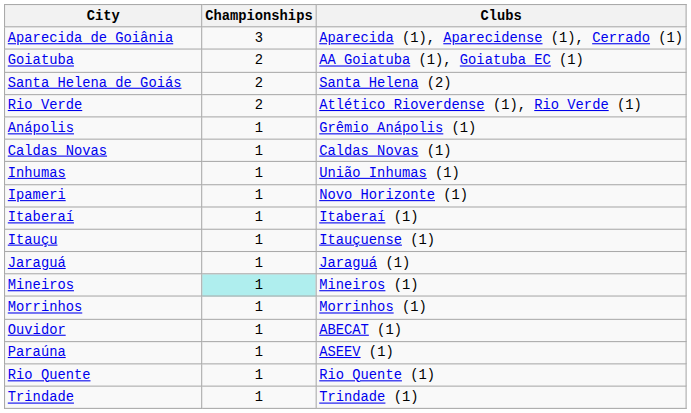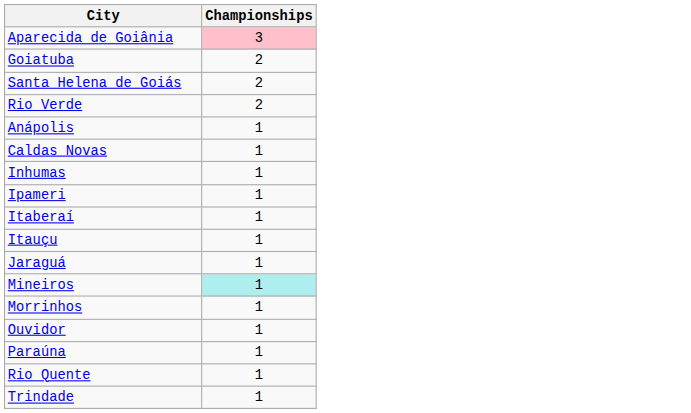- column: (501, 16)
(259, 38) no background -> (259, 38) pink background
